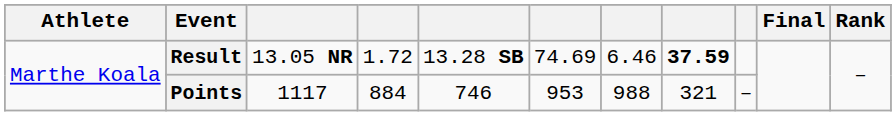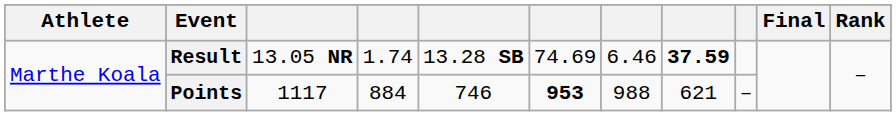(388, 57) 1.72 -> (388, 57) 1.74
(565, 93) normal -> (565, 93) bold
(698, 93) 321 -> (698, 93) 621
